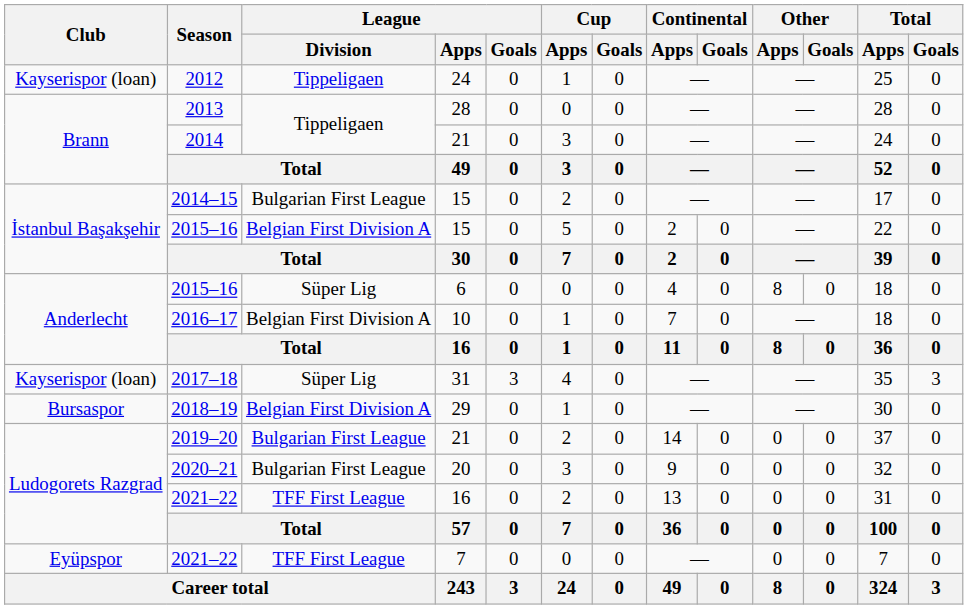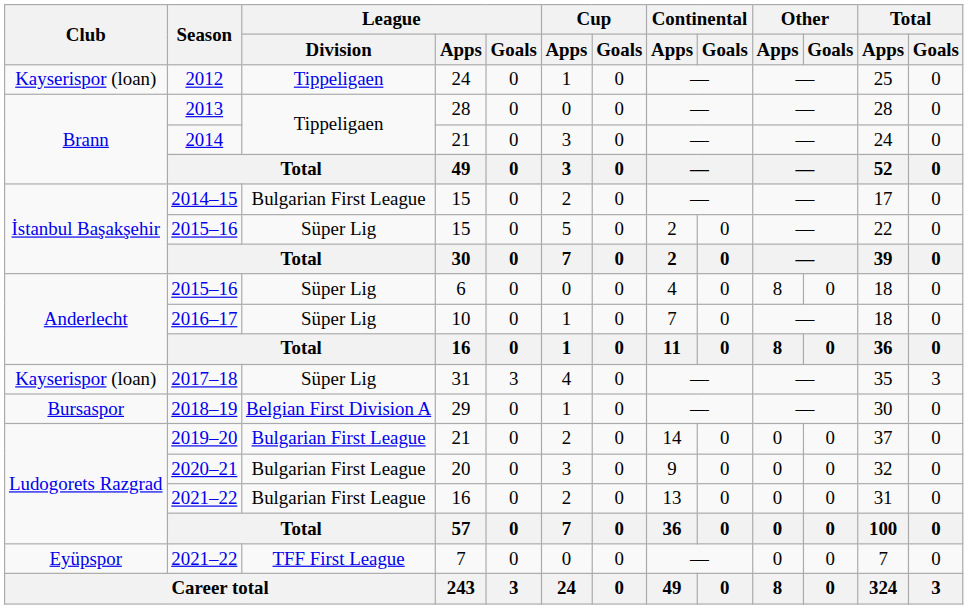(339, 229) Belgian First Division A -> (339, 229) Süper Lig
(339, 318) Belgian First Division A -> (339, 318) Süper Lig
(339, 498) TFF First League -> (339, 498) Bulgarian First League
